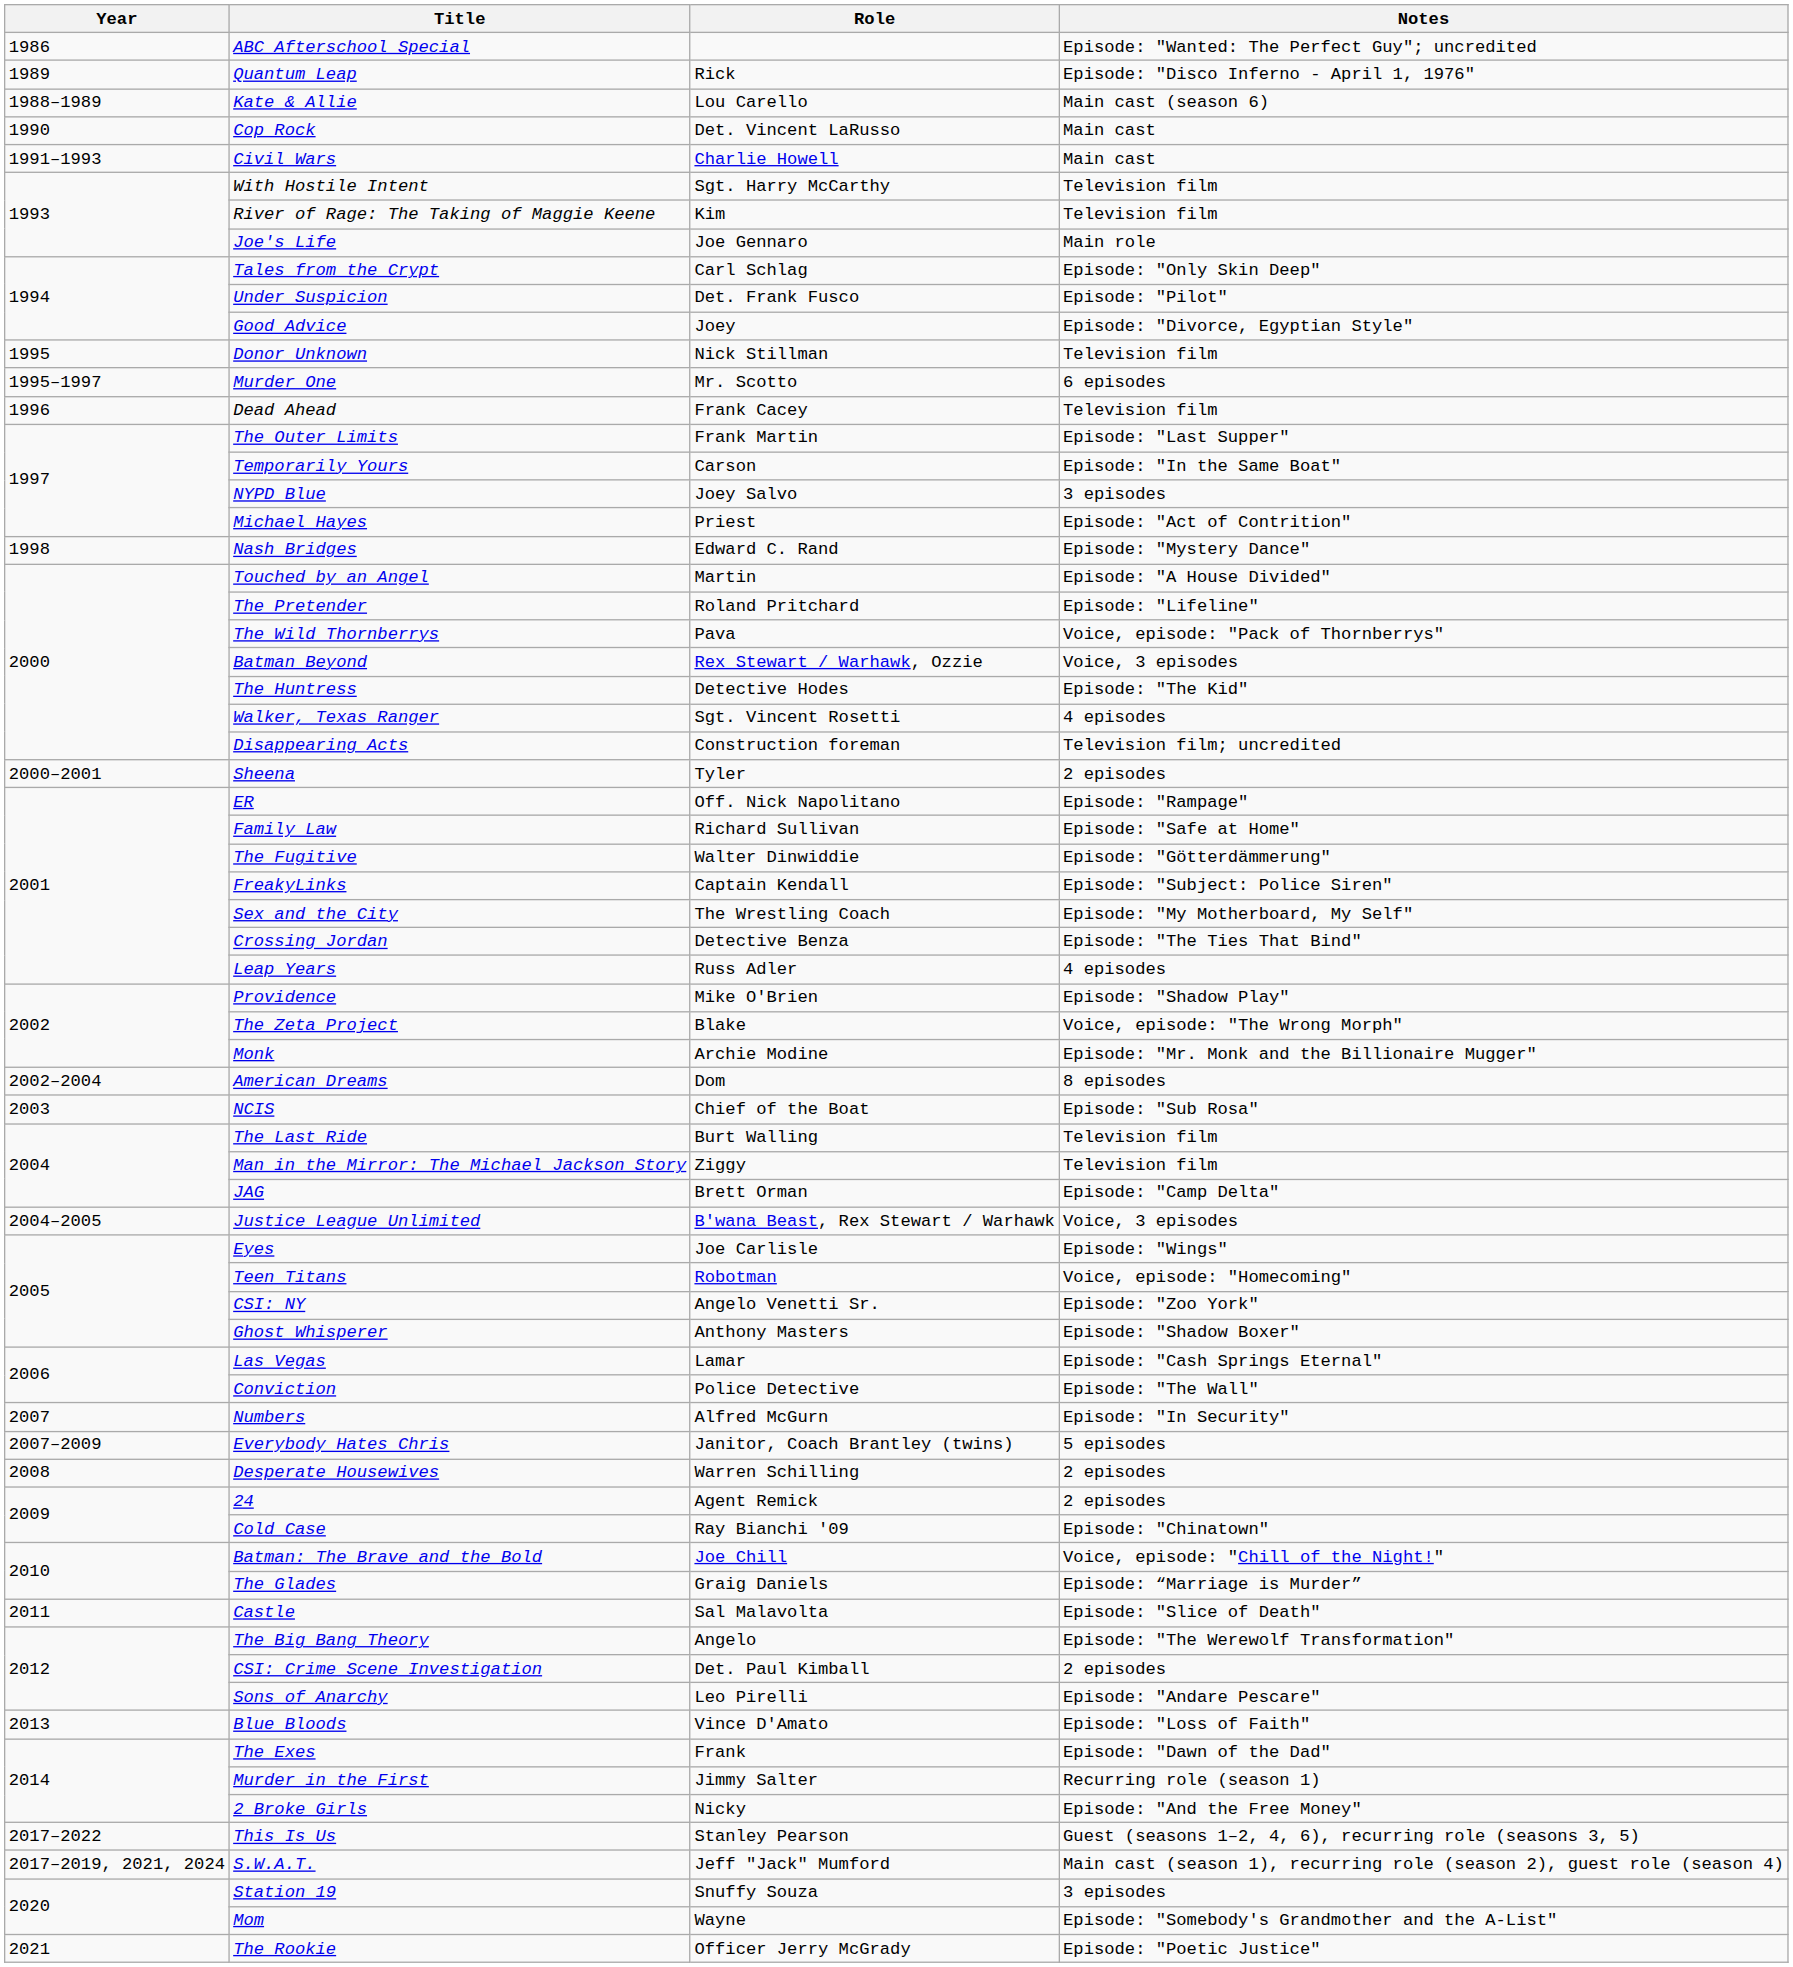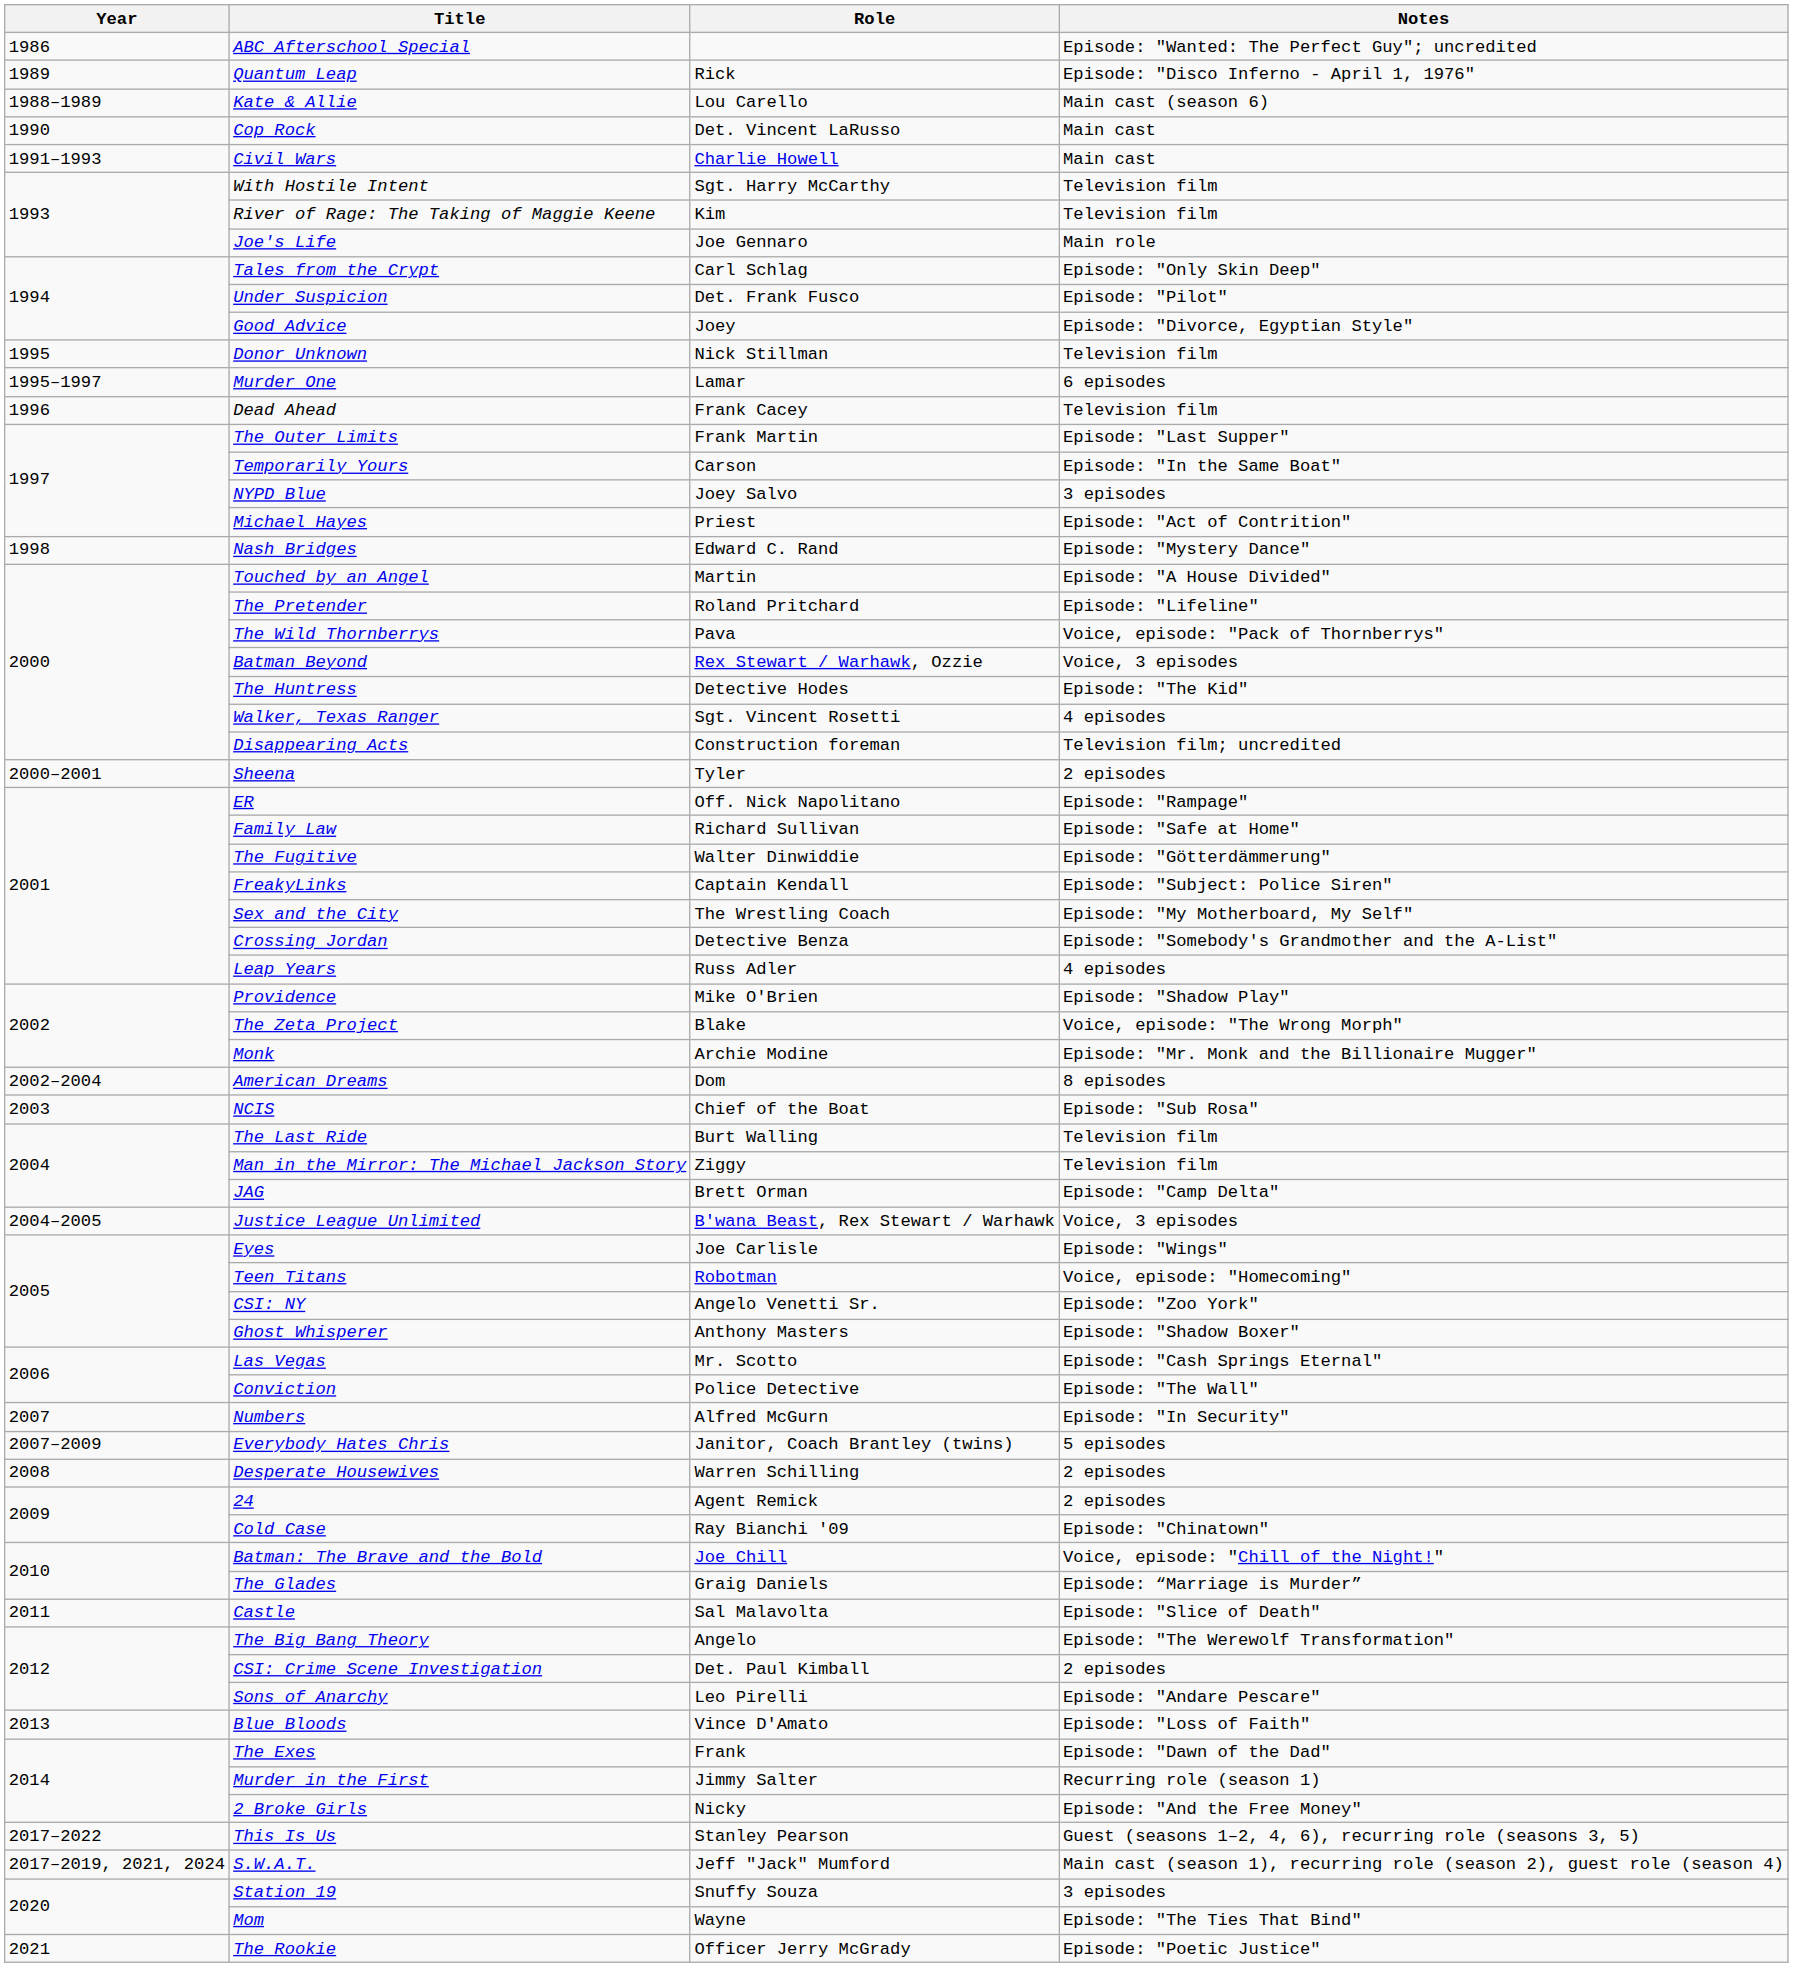(746, 382) Mr. Scotto -> (720, 382) Lamar
(1212, 942) Episode: "The Ties That Bind" -> (1310, 942) Episode: "Somebody's Grandmother and the A-List"
(720, 1361) Lamar -> (746, 1361) Mr. Scotto
(1310, 1920) Episode: "Somebody's Grandmother and the A-List" -> (1212, 1920) Episode: "The Ties That Bind"
